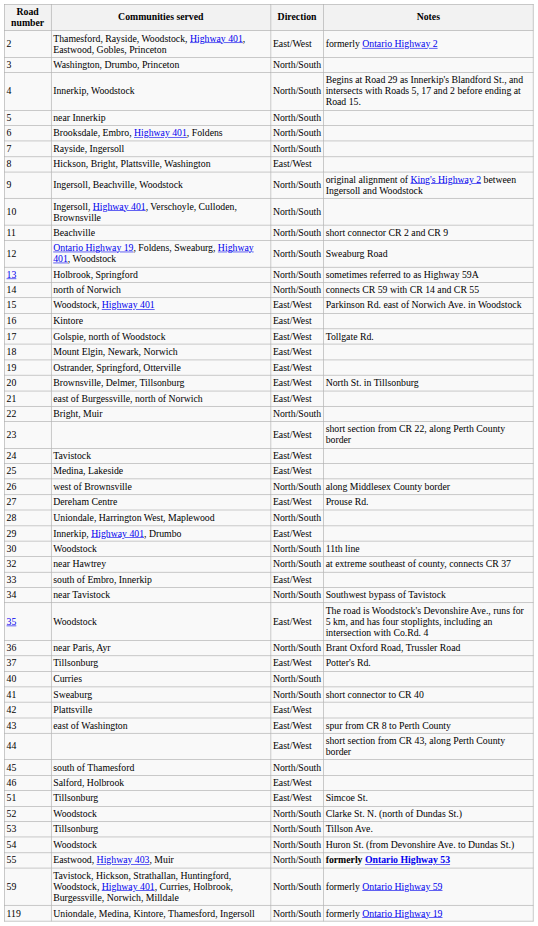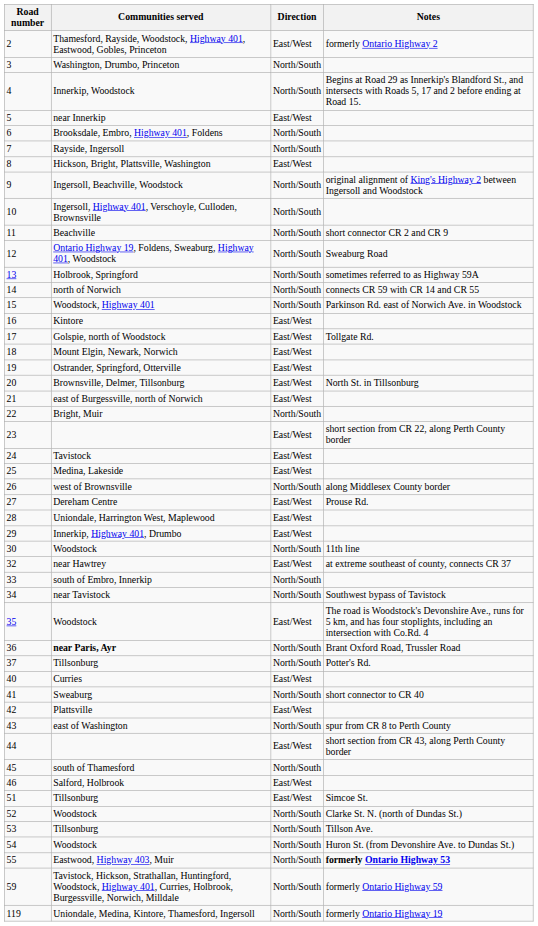(297, 118) North/South -> (292, 118) East/West
(292, 305) East/West -> (297, 305) North/South
(297, 518) North/South -> (292, 518) East/West
(297, 564) North/South -> (292, 564) East/West
(292, 579) East/West -> (297, 579) North/South
(82, 648) normal -> (85, 648) bold
(292, 663) East/West -> (297, 663) North/South
(297, 679) North/South -> (292, 679) East/West
(292, 725) East/West -> (297, 725) North/South
